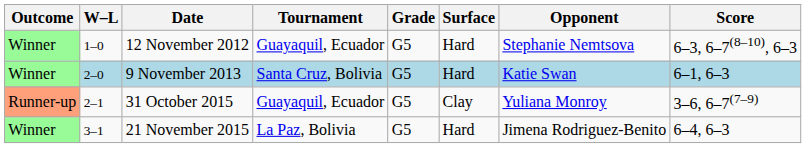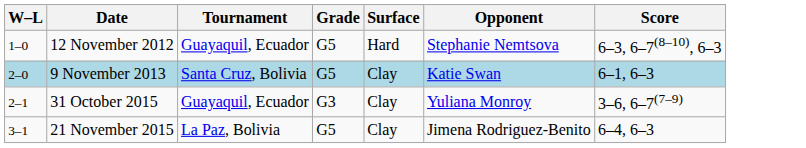- column: (42, 16)
(459, 73) Hard -> (382, 73) Clay
(401, 101) G5 -> (326, 101) G3
(459, 129) Hard -> (382, 129) Clay
